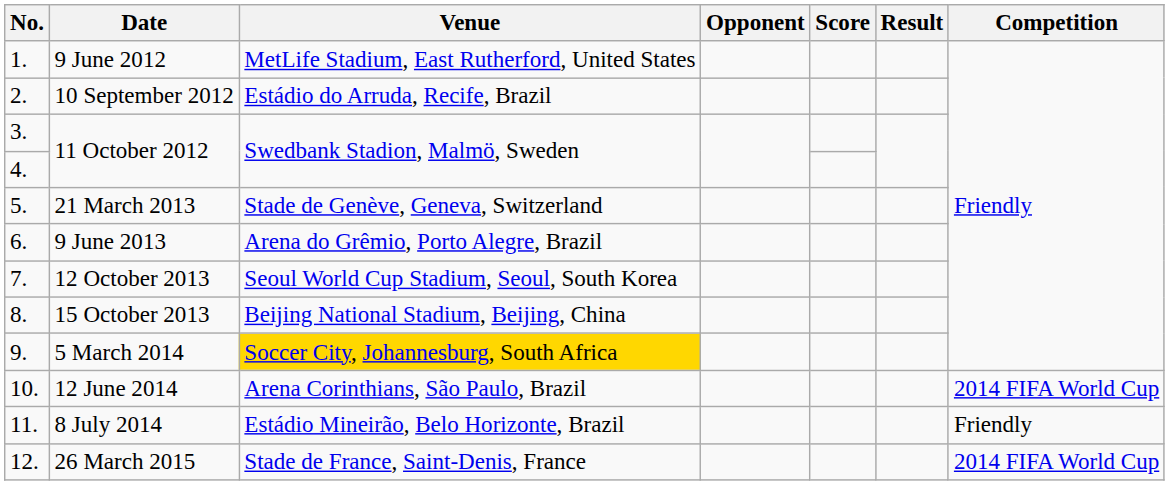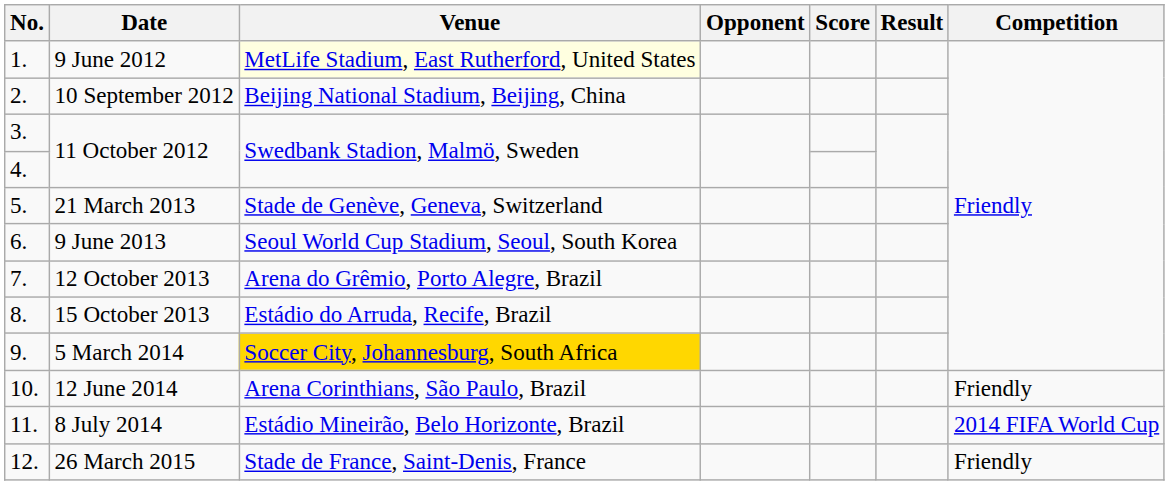(470, 59) no background -> (470, 59) lightyellow background
(398, 95) Estádio do Arruda, Recife, Brazil -> (435, 95) Beijing National Stadium, Beijing, China
(423, 242) Arena do Grêmio, Porto Alegre, Brazil -> (461, 242) Seoul World Cup Stadium, Seoul, South Korea
(461, 278) Seoul World Cup Stadium, Seoul, South Korea -> (423, 278) Arena do Grêmio, Porto Alegre, Brazil
(435, 315) Beijing National Stadium, Beijing, China -> (398, 315) Estádio do Arruda, Recife, Brazil
(1057, 388) 2014 FIFA World Cup -> (993, 388) Friendly
(993, 424) Friendly -> (1057, 424) 2014 FIFA World Cup
(1057, 461) 2014 FIFA World Cup -> (993, 461) Friendly
